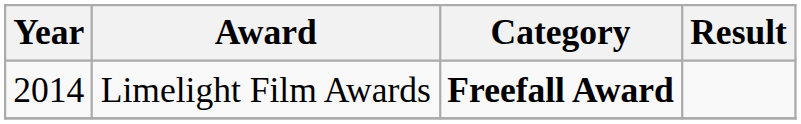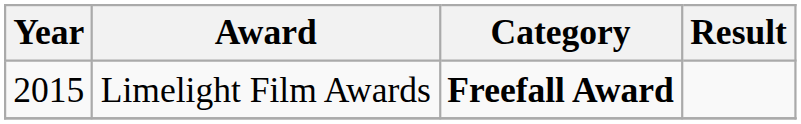(49, 88) 2014 -> (49, 88) 2015
